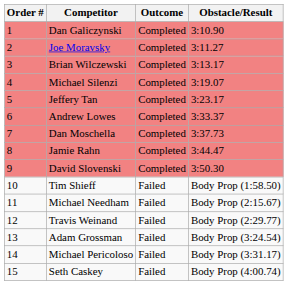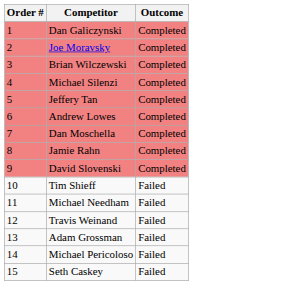- column: (236, 13)
